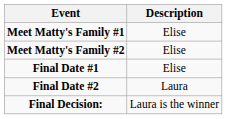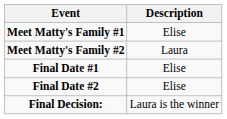(174, 50) Elise -> (174, 50) Laura
(174, 86) Laura -> (174, 86) Elise
